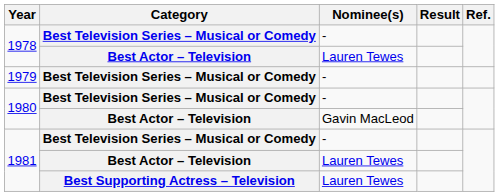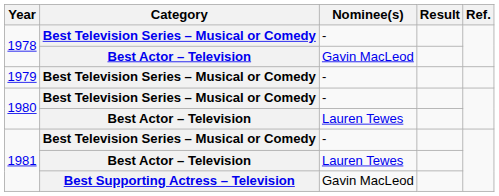(363, 56) Lauren Tewes -> (368, 56) Gavin MacLeod
(368, 118) Gavin MacLeod -> (363, 118) Lauren Tewes
(363, 181) Lauren Tewes -> (368, 181) Gavin MacLeod
